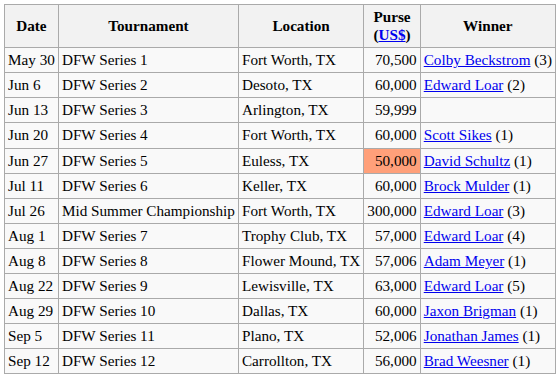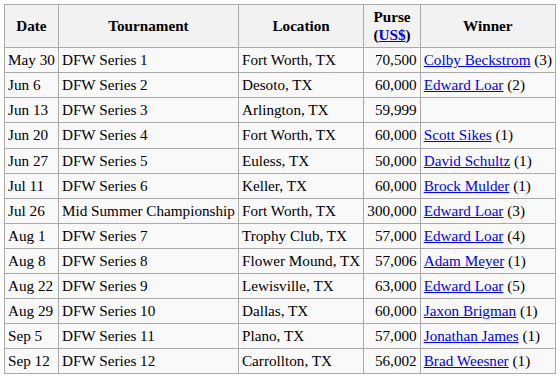(396, 160) lightsalmon background -> (396, 160) no background
(396, 335) 52,006 -> (396, 335) 57,000
(396, 361) 56,000 -> (396, 361) 56,002
